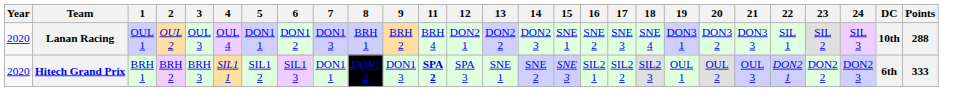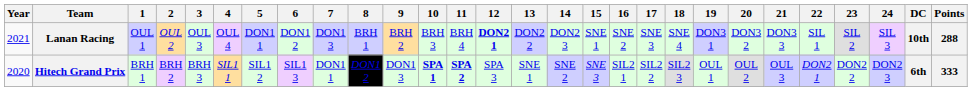+ column: (433, 13)
(18, 38) 2020 -> (18, 38) 2021
(465, 38) normal -> (494, 38) bold
